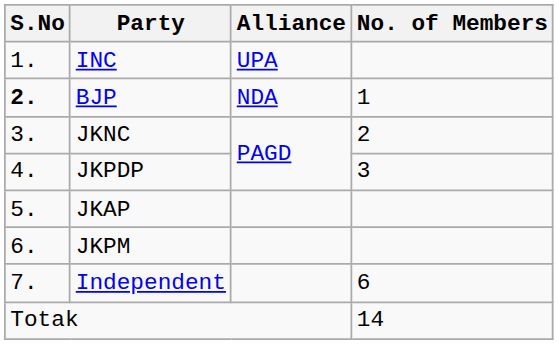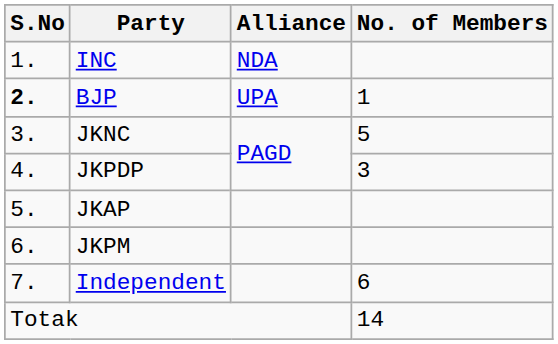(257, 60) UPA -> (257, 60) NDA
(257, 98) NDA -> (257, 98) UPA
(364, 135) 2 -> (364, 135) 5
